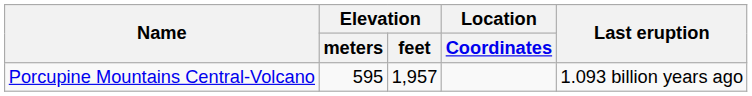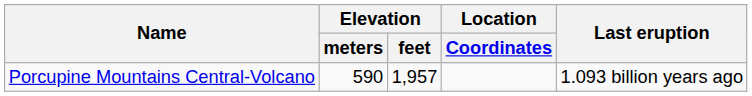(368, 76) 595 -> (368, 76) 590
